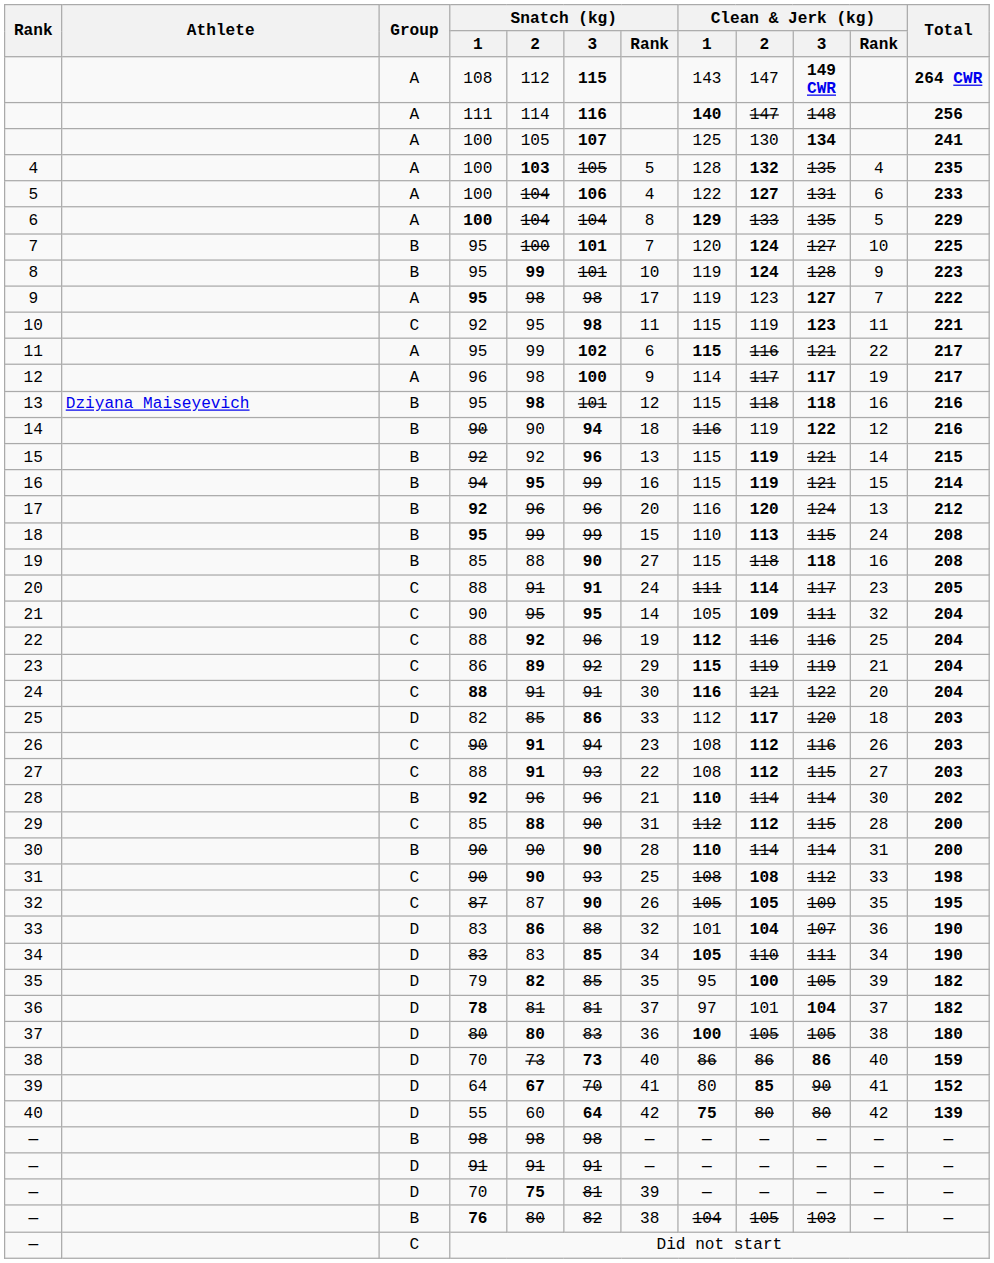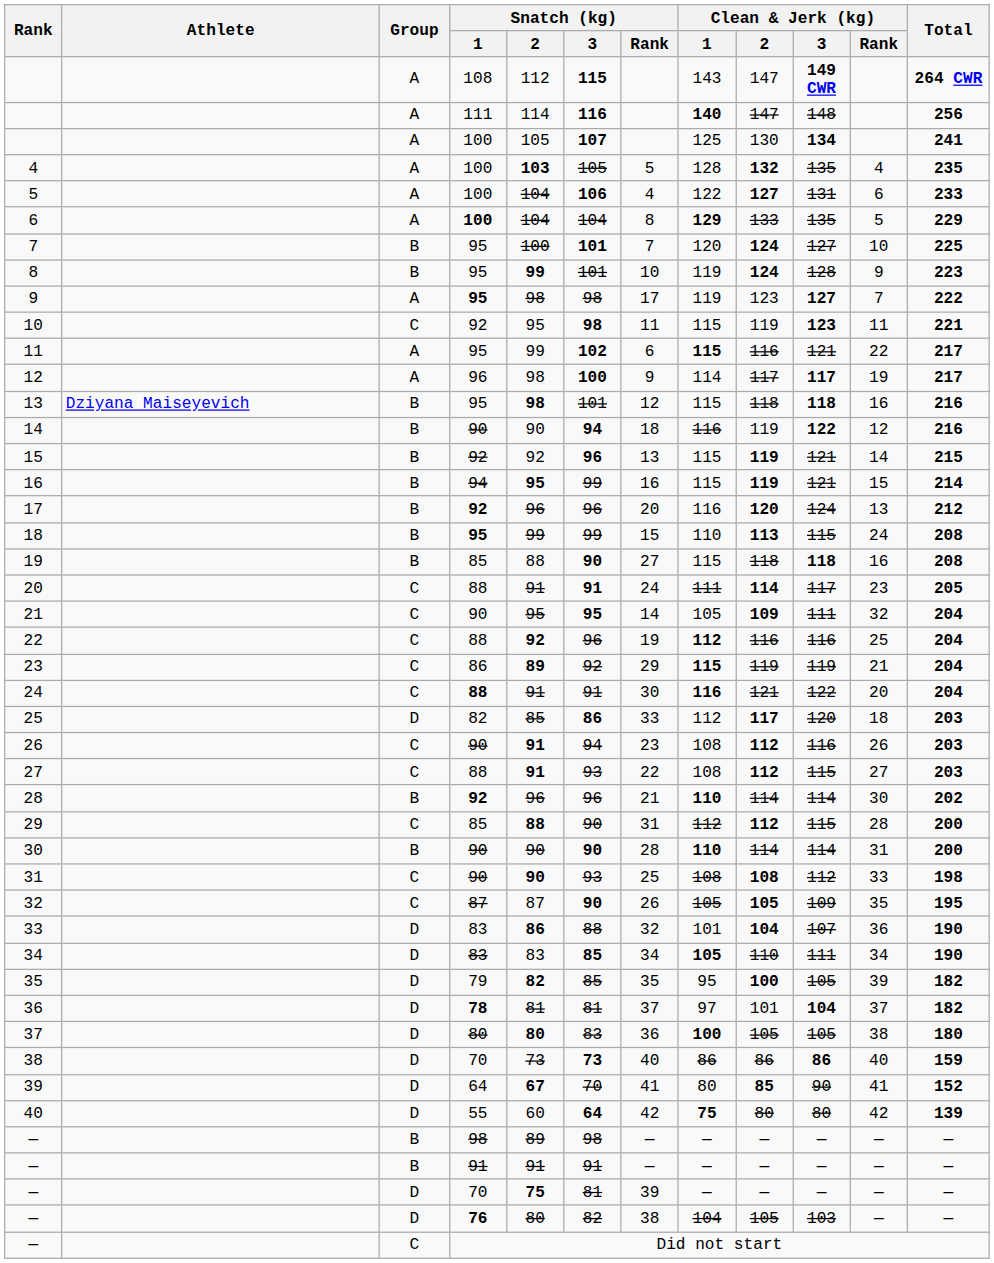(535, 1140) 98 -> (535, 1140) 89
(414, 1166) D -> (414, 1166) B
(414, 1219) B -> (414, 1219) D
